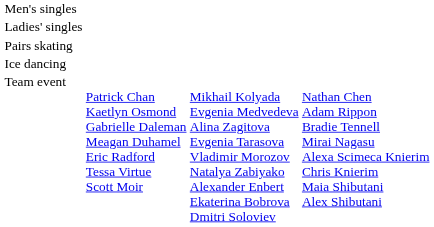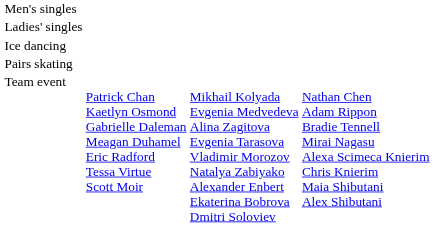rows swapped: (39, 45) <-> (35, 63)
